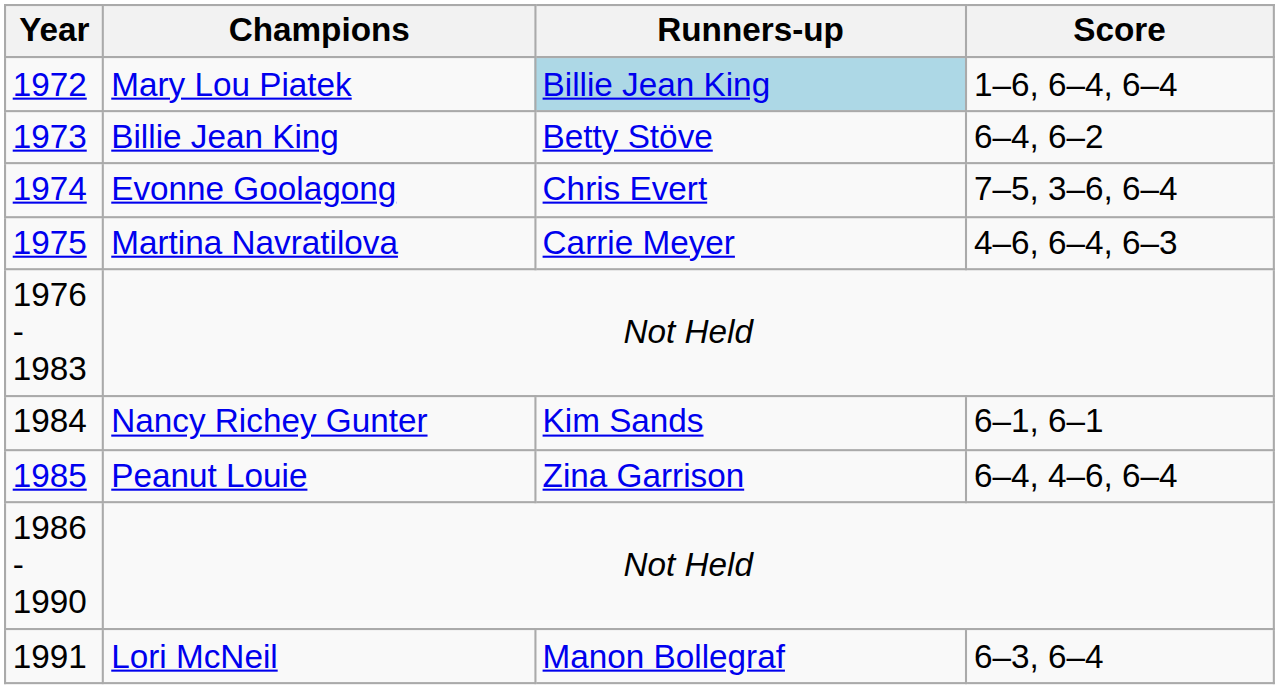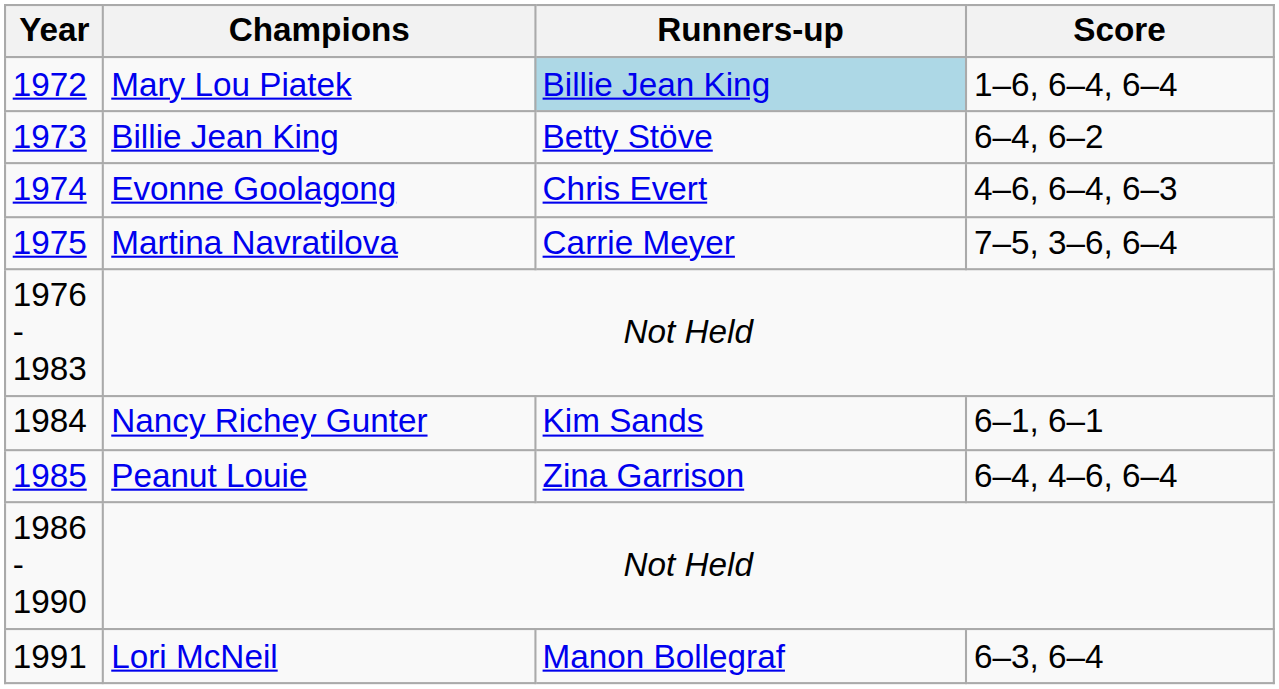(1076, 189) 7–5, 3–6, 6–4 -> (1076, 189) 4–6, 6–4, 6–3
(1076, 242) 4–6, 6–4, 6–3 -> (1076, 242) 7–5, 3–6, 6–4
